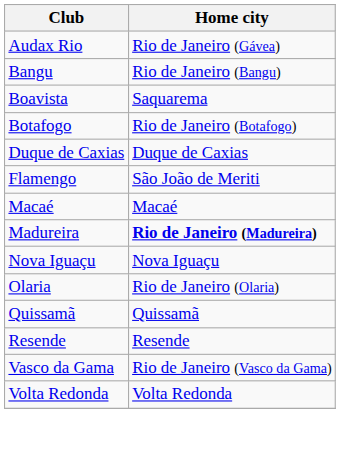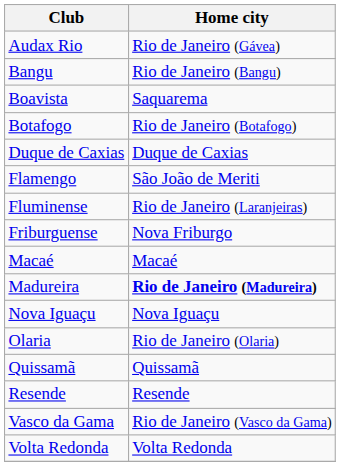+ row: (48, 206)
+ row: (53, 233)
